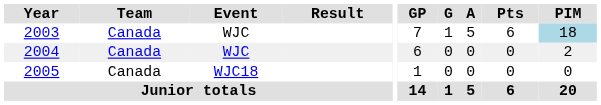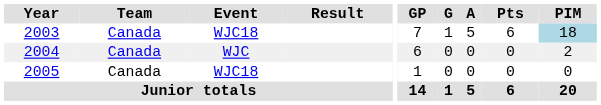(236, 33) WJC -> (236, 33) WJC18
